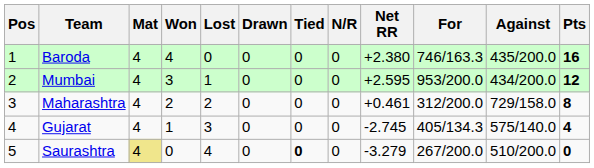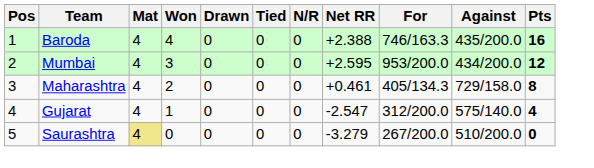- column: (219, 24)
(387, 56) +2.380 -> (349, 39) +2.388
(450, 103) 312/200.0 -> (415, 87) 405/134.3
(385, 127) -2.745 -> (347, 110) -2.547
(450, 127) 405/134.3 -> (415, 110) 312/200.0
(299, 151) bold -> (260, 134) normal
